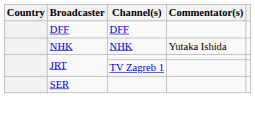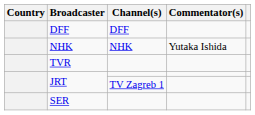+ row: (60, 63)
